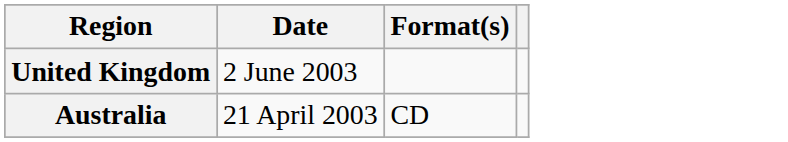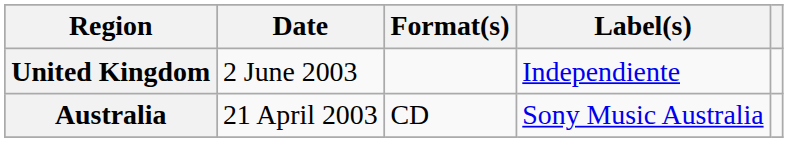+ column: (643, 26)
